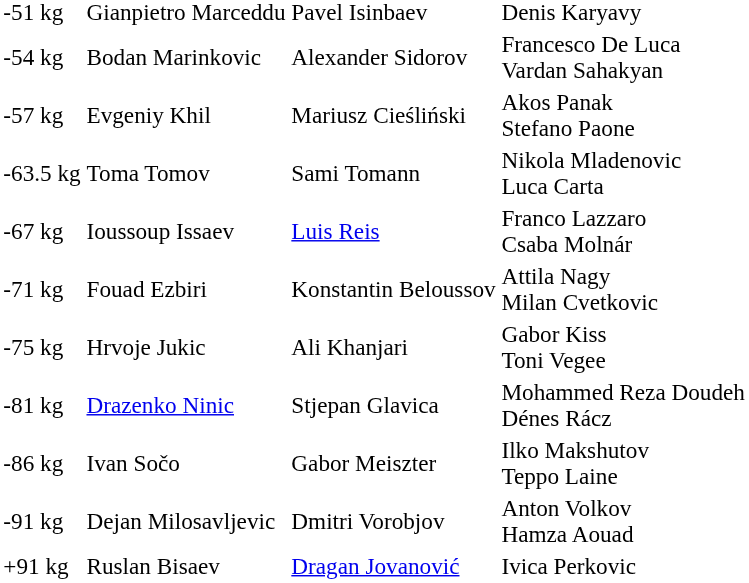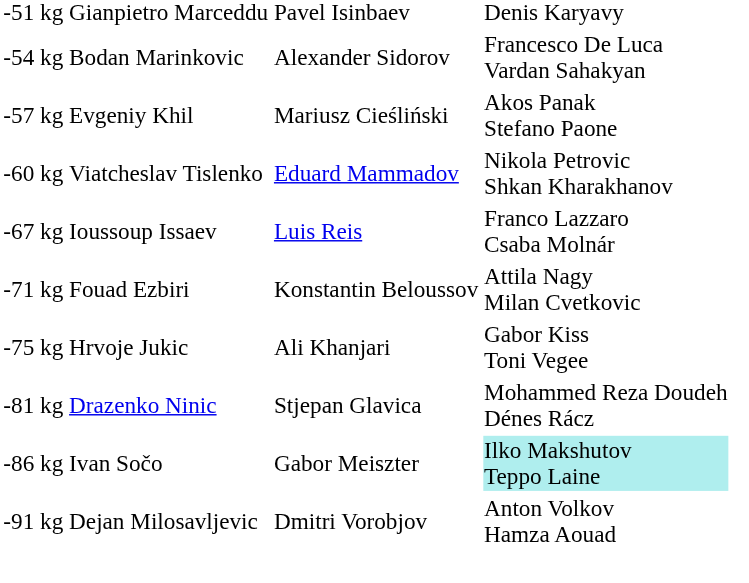+ row: (33, 173)
- row: (42, 173)
(575, 463) no background -> (558, 463) paleturquoise background
- row: (36, 566)
